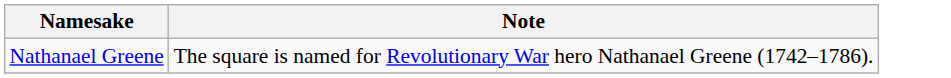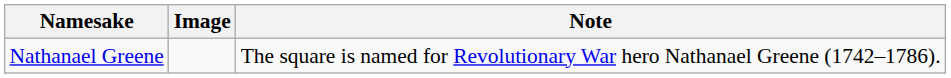+ column: (202, 21)
